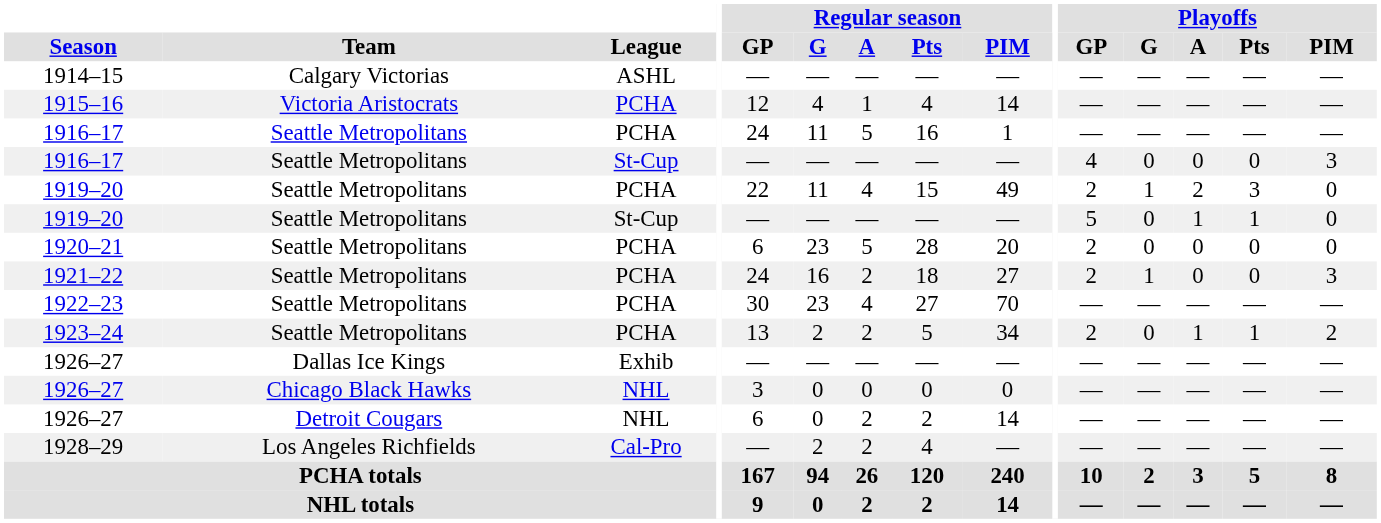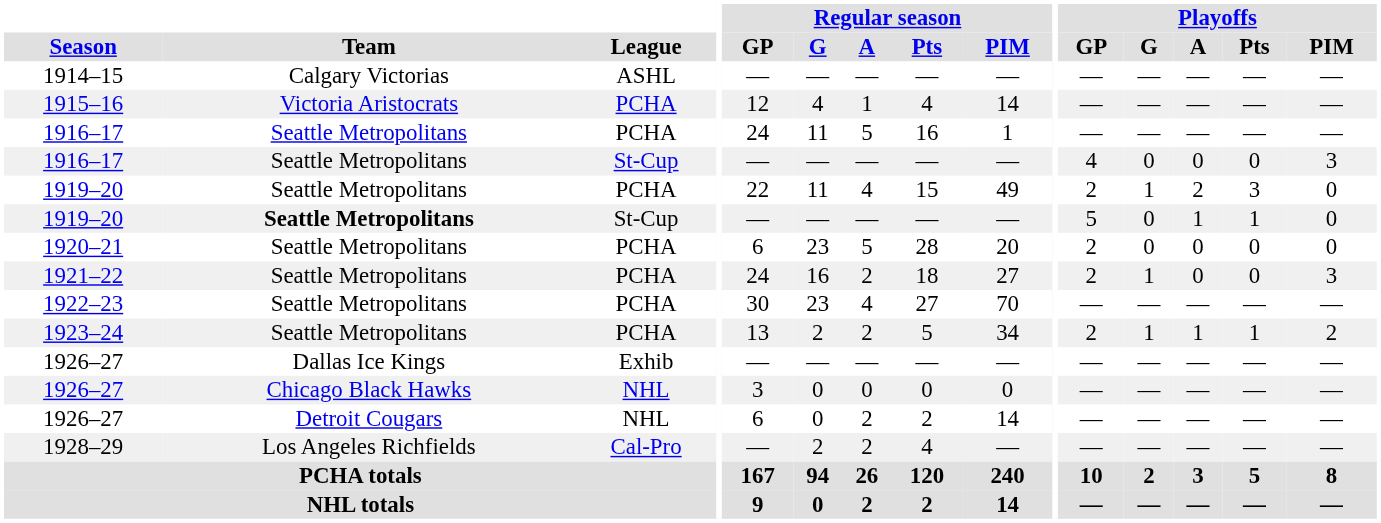(369, 218) normal -> (369, 218) bold
(1149, 332) 0 -> (1149, 332) 1
